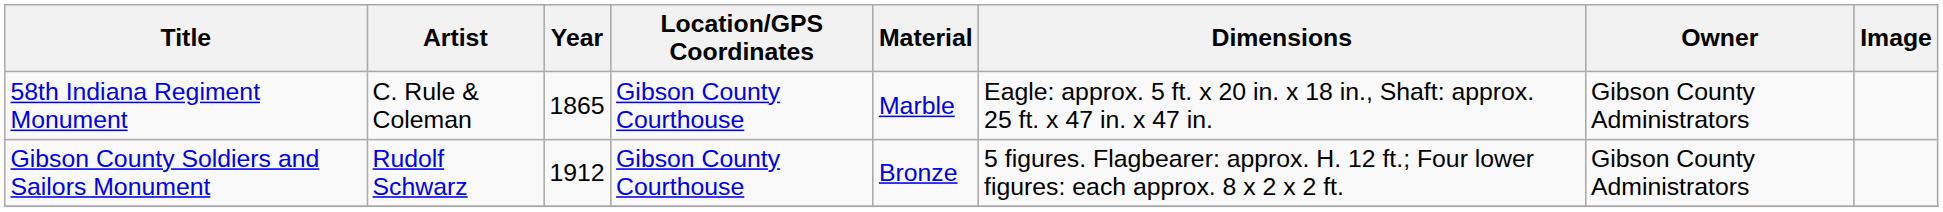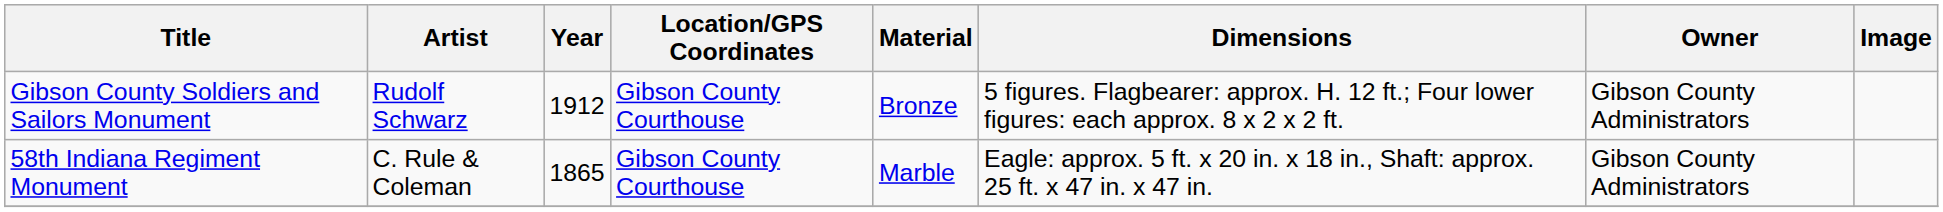rows swapped: (135, 105) <-> (165, 172)
